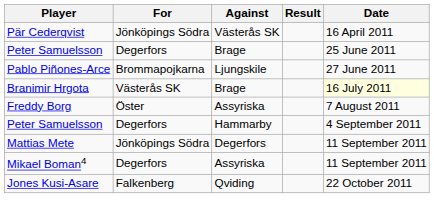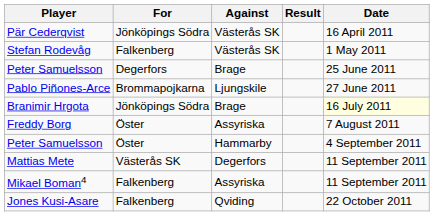+ row: (49, 50)
(148, 87) Västerås SK -> (162, 106) Jönköpings Södra
(141, 124) Degerfors -> (130, 143) Öster
(162, 143) Jönköpings Södra -> (148, 161) Västerås SK
(141, 163) Degerfors -> (145, 182) Falkenberg
